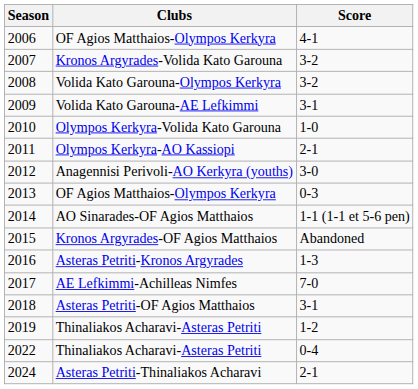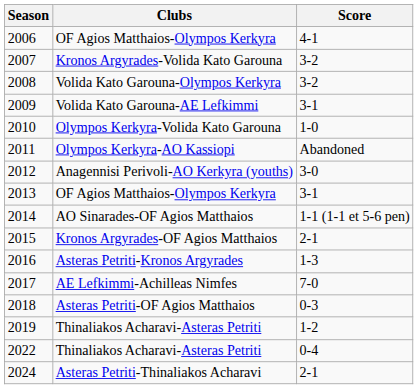(309, 149) 2-1 -> (332, 149) Abandoned
(309, 194) 0-3 -> (309, 194) 3-1
(332, 238) Abandoned -> (309, 238) 2-1
(309, 305) 3-1 -> (309, 305) 0-3
